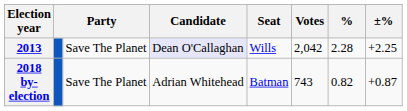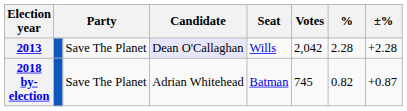(382, 48) +2.25 -> (382, 48) +2.28
(303, 82) 743 -> (303, 82) 745
